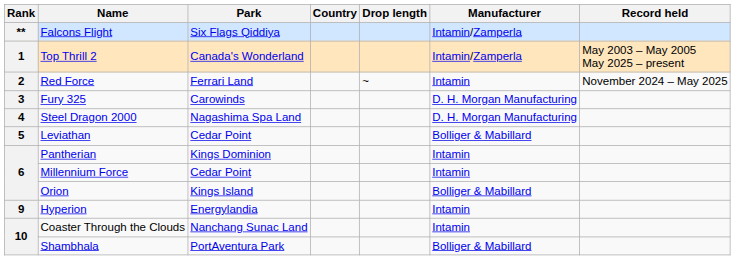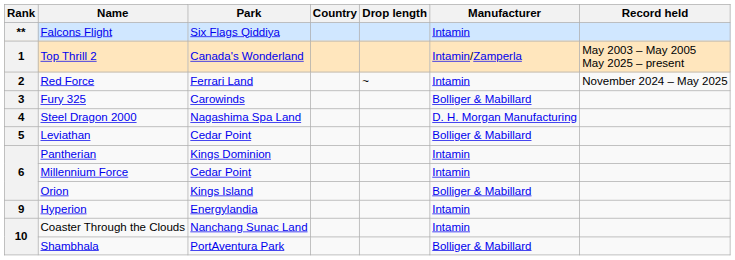(477, 31) Intamin/Zamperla -> (451, 31) Intamin
(505, 99) D. H. Morgan Manufacturing -> (482, 99) Bolliger & Mabillard
